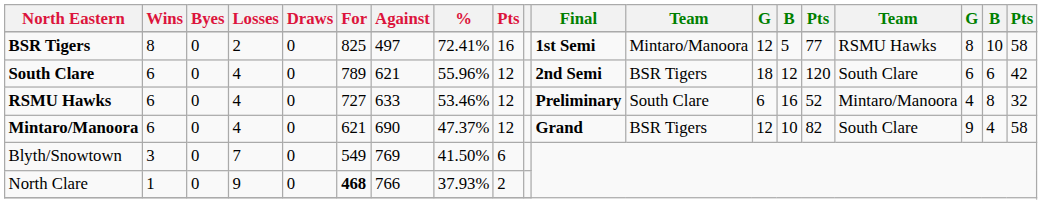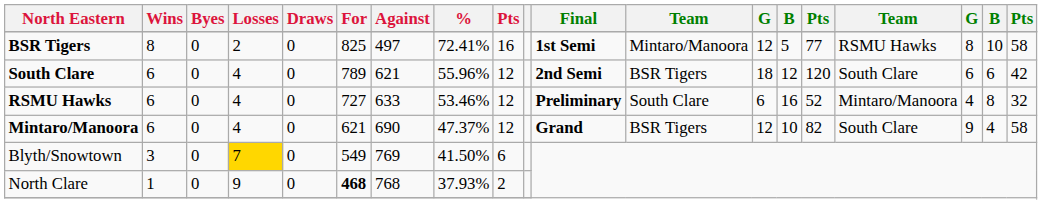(237, 155) no background -> (237, 155) gold background
(388, 183) 766 -> (388, 183) 768
